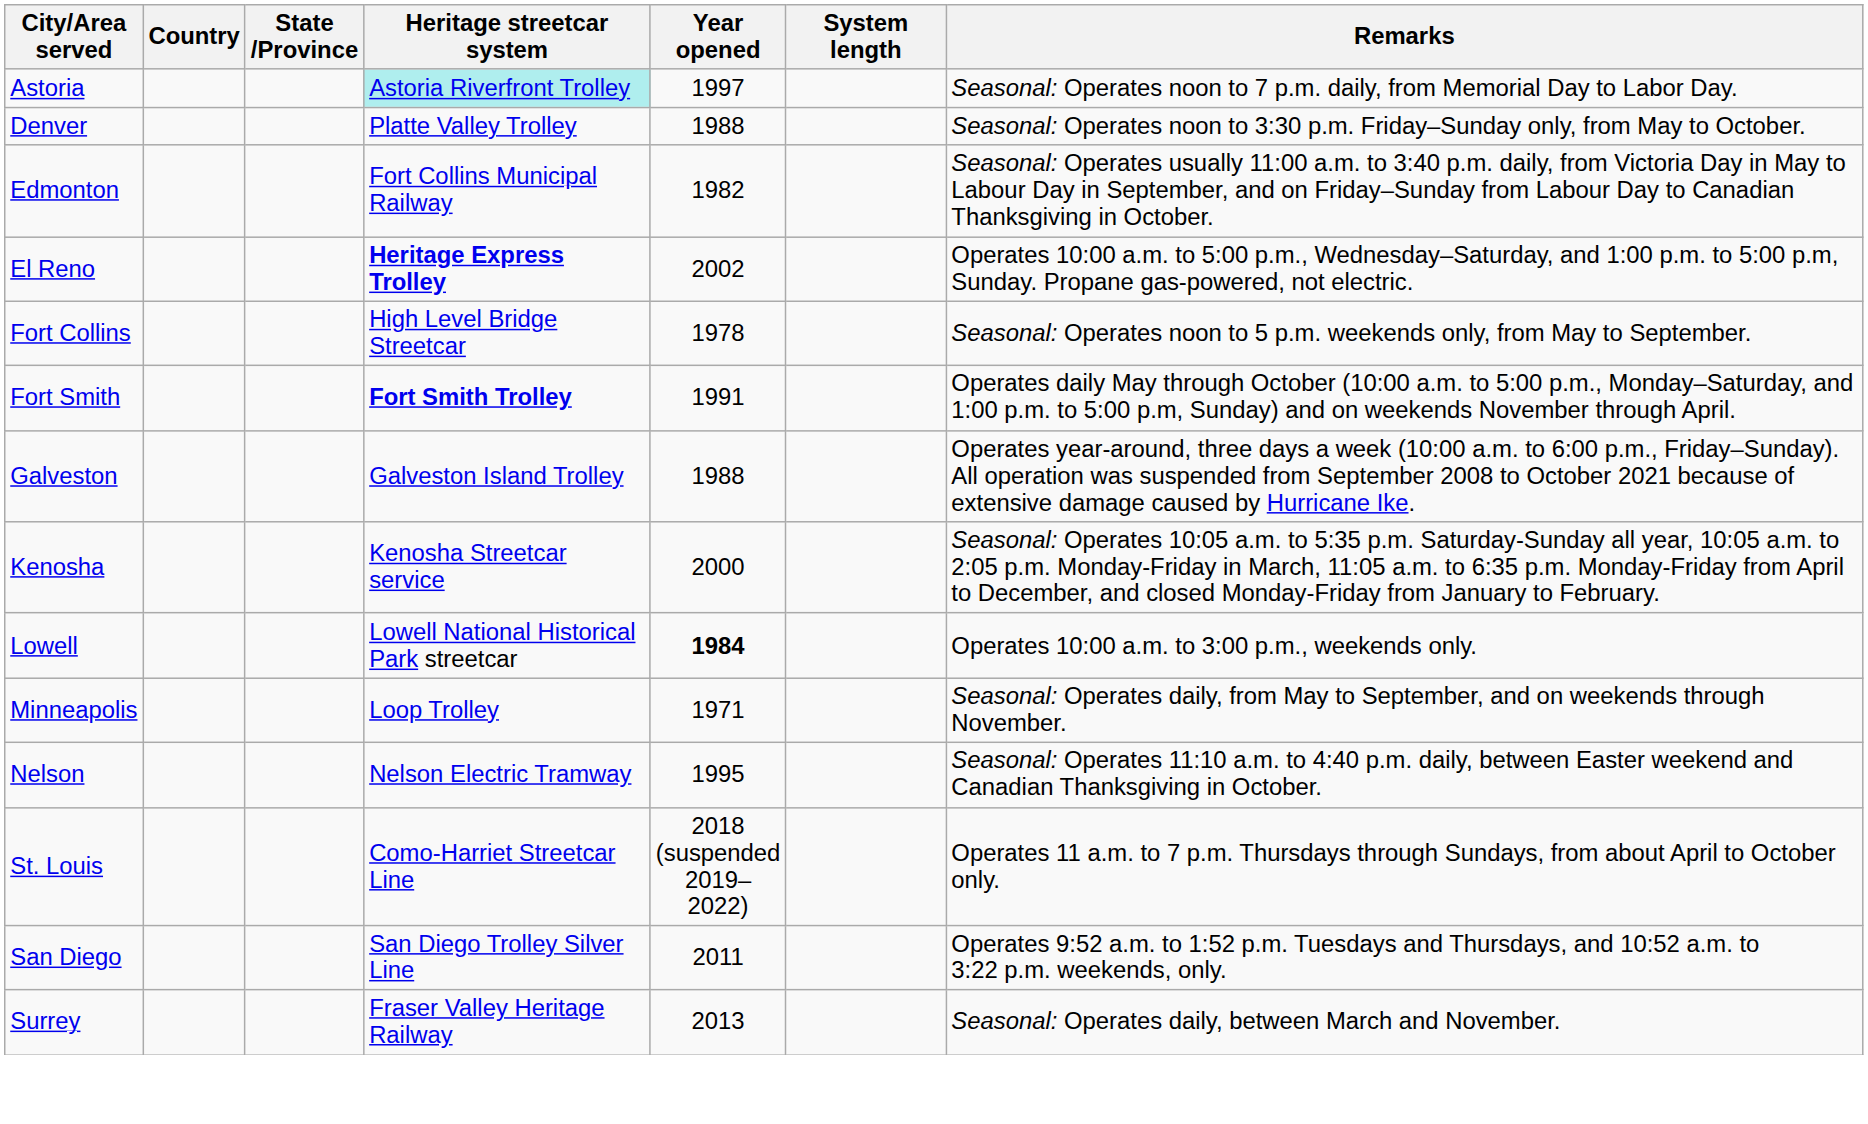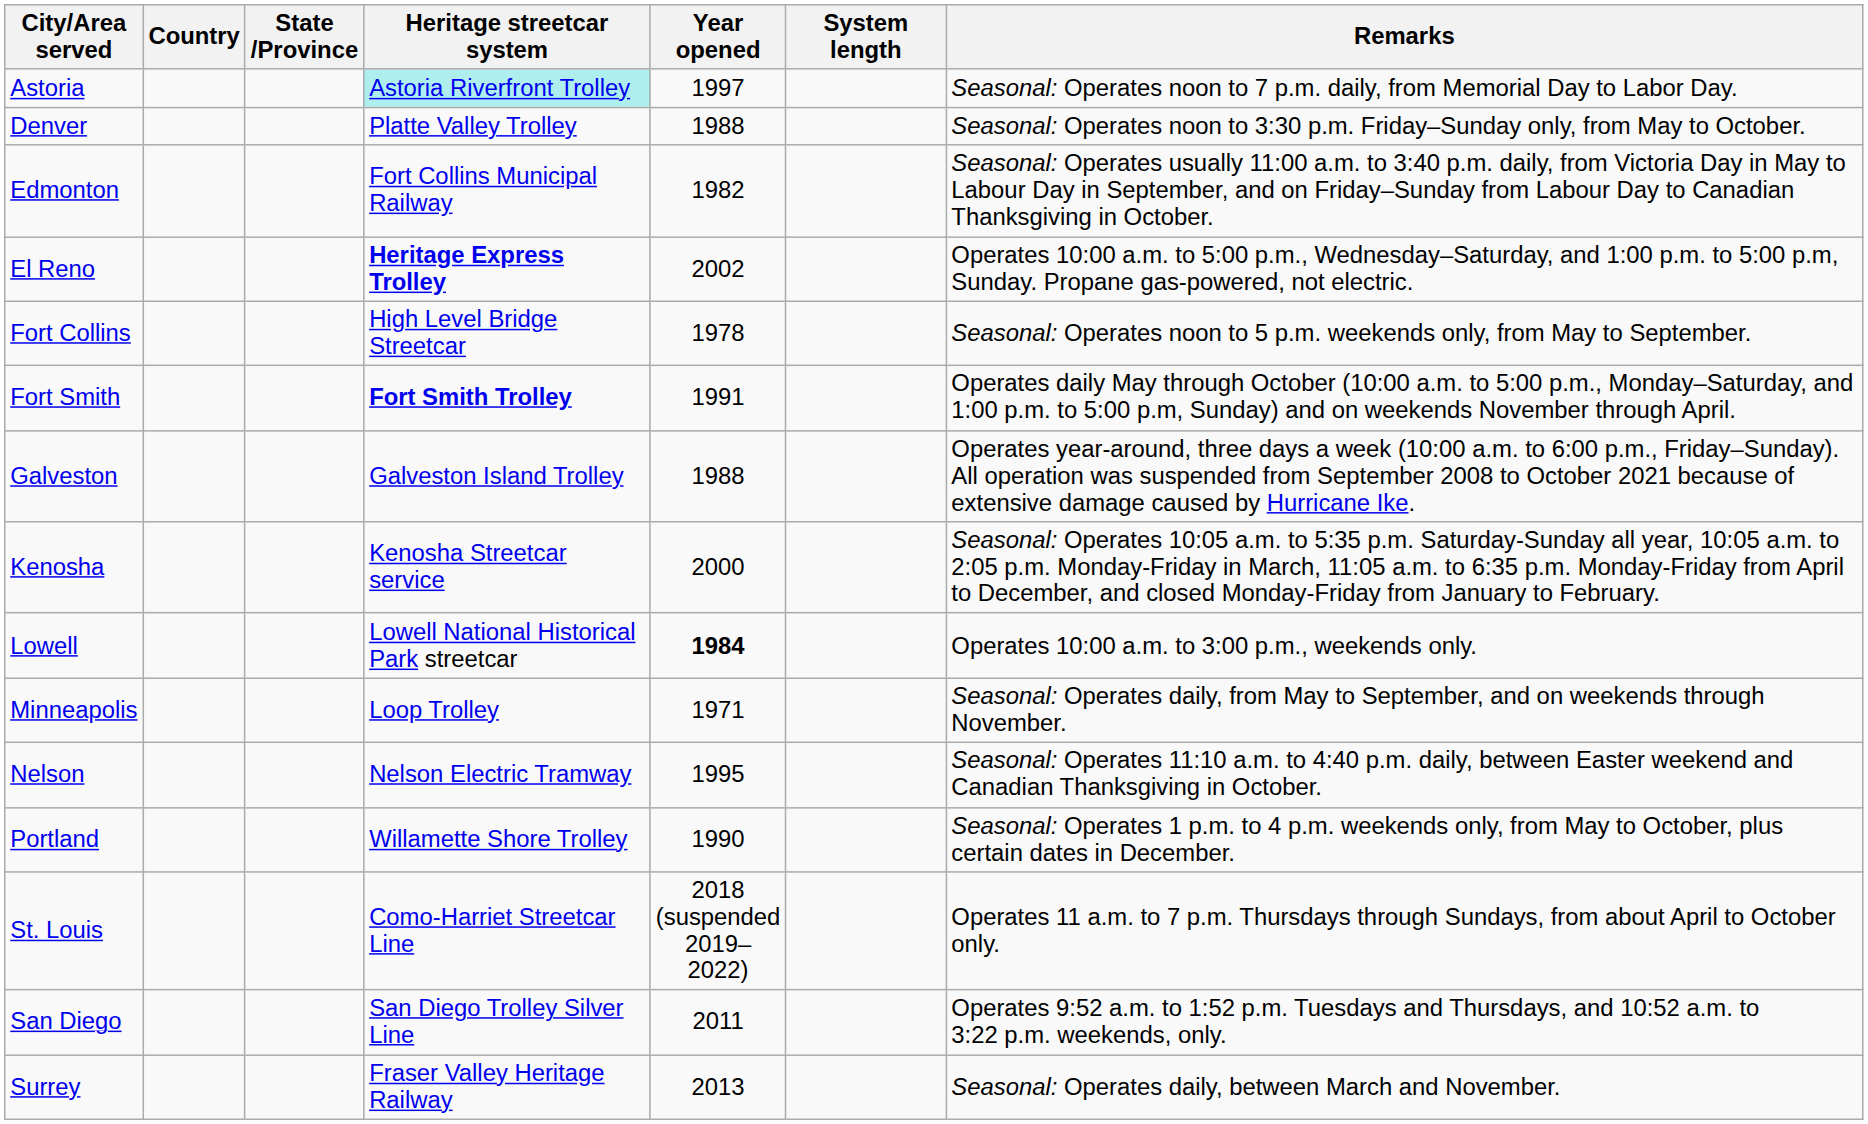+ row: (55, 839)
